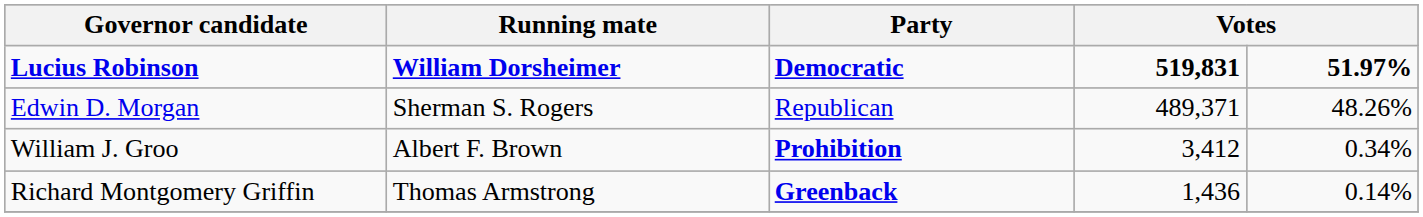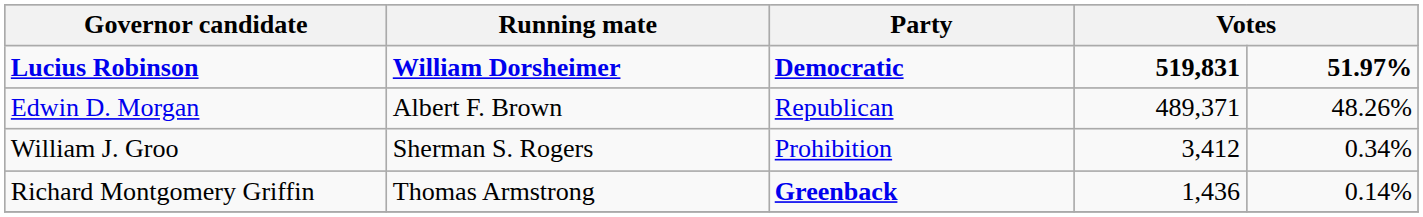(493, 107) Sherman S. Rogers -> (478, 107) Albert F. Brown
(478, 149) Albert F. Brown -> (493, 149) Sherman S. Rogers
(838, 149) bold -> (833, 149) normal
